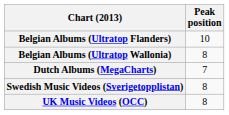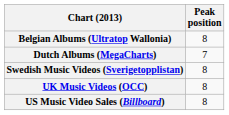- row: (95, 39)
+ row: (95, 102)
